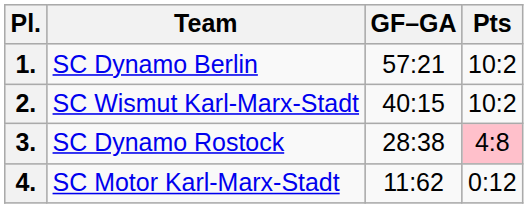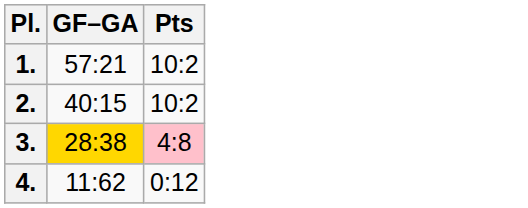- column: (206, 24)
(414, 143) no background -> (96, 143) gold background
